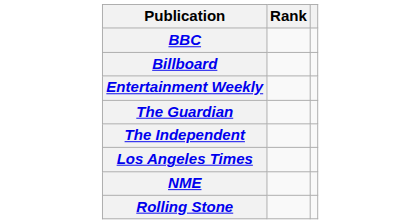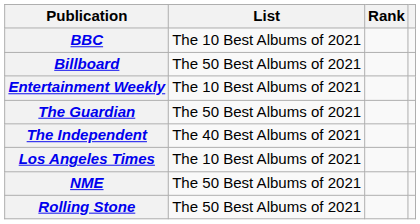+ column: (267, 16)
